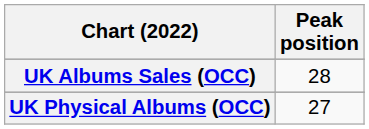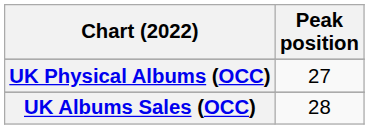rows swapped: (140, 75) <-> (140, 107)
